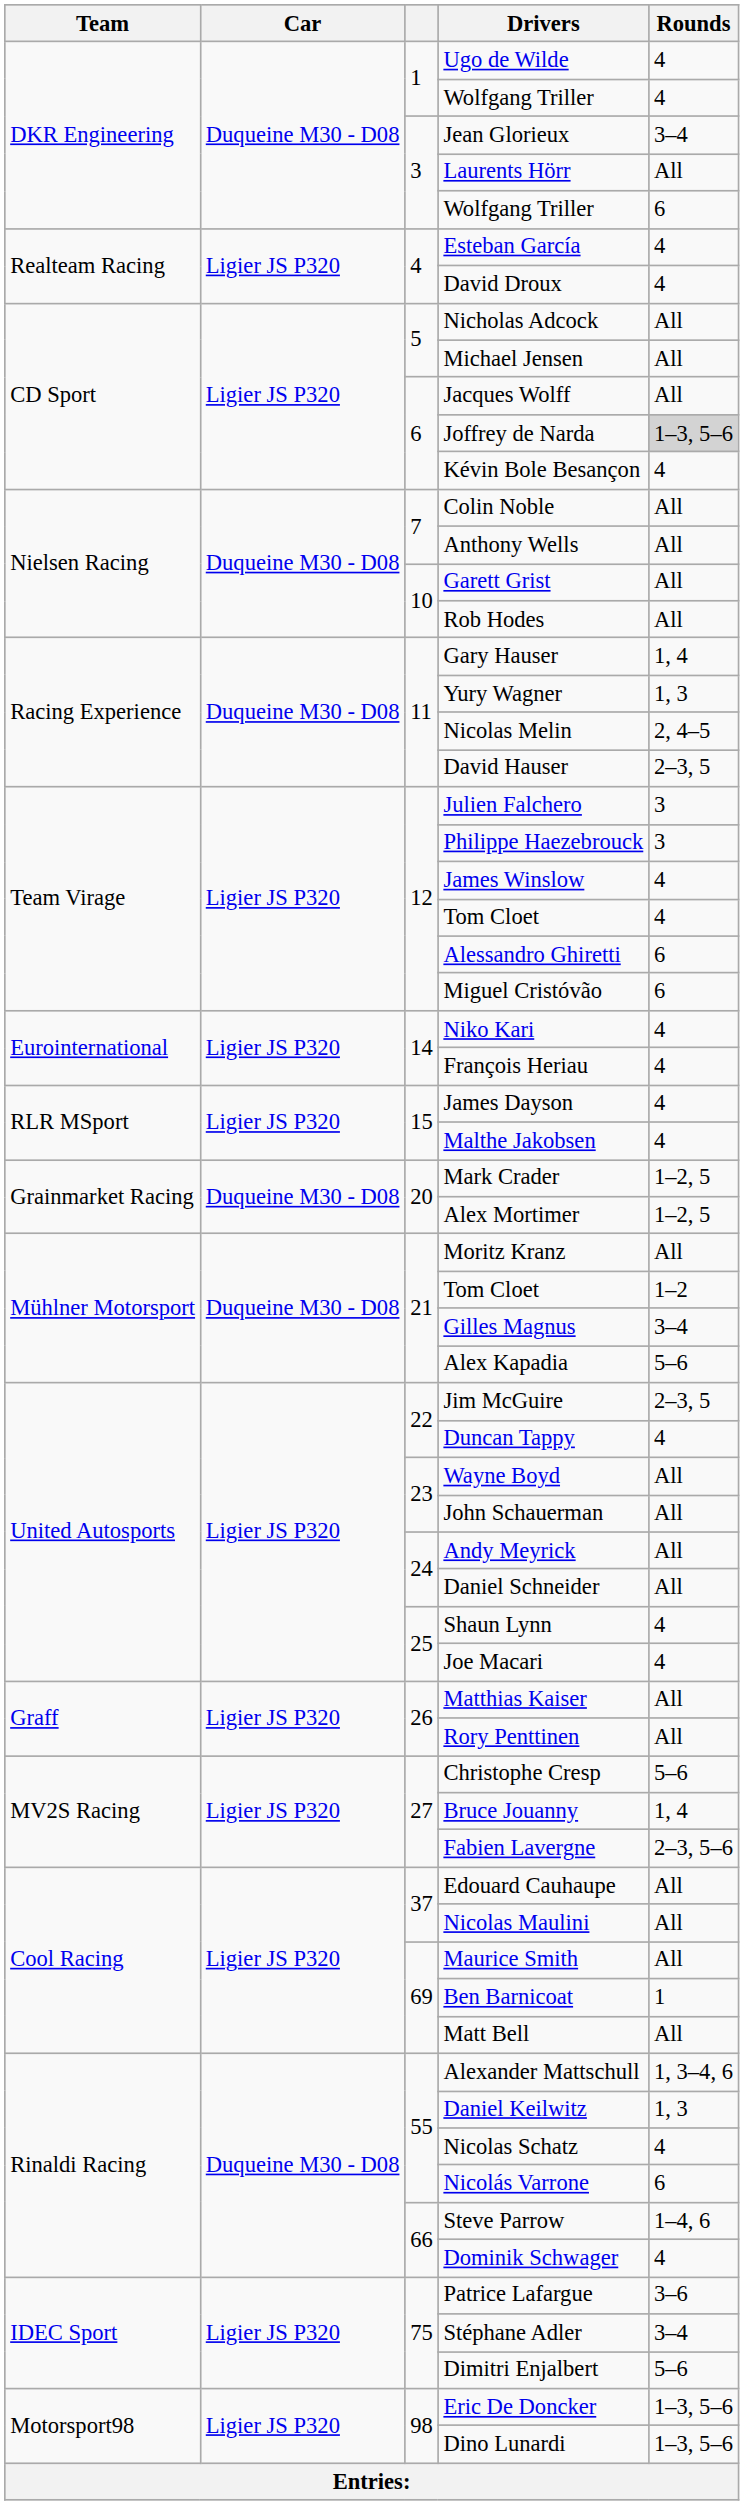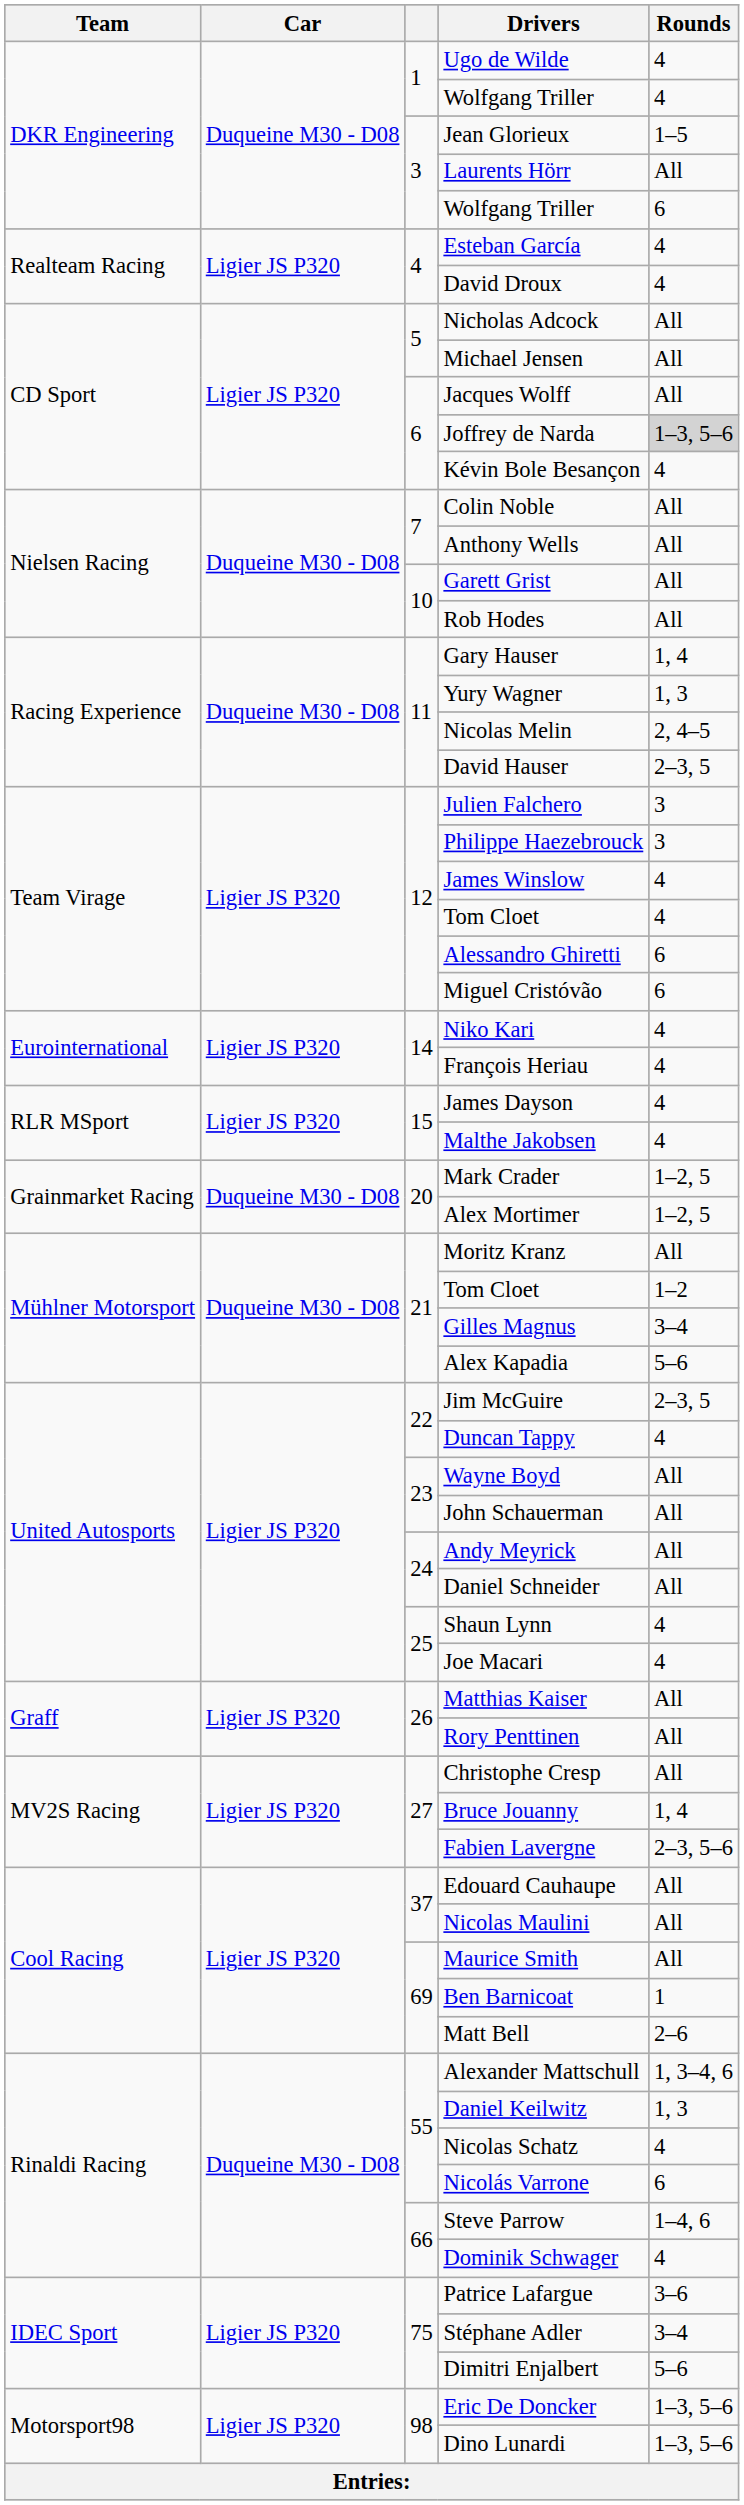(671, 134) 3–4 -> (671, 134) 1–5
(671, 1773) 5–6 -> (668, 1773) All
(668, 2034) All -> (671, 2034) 2–6
